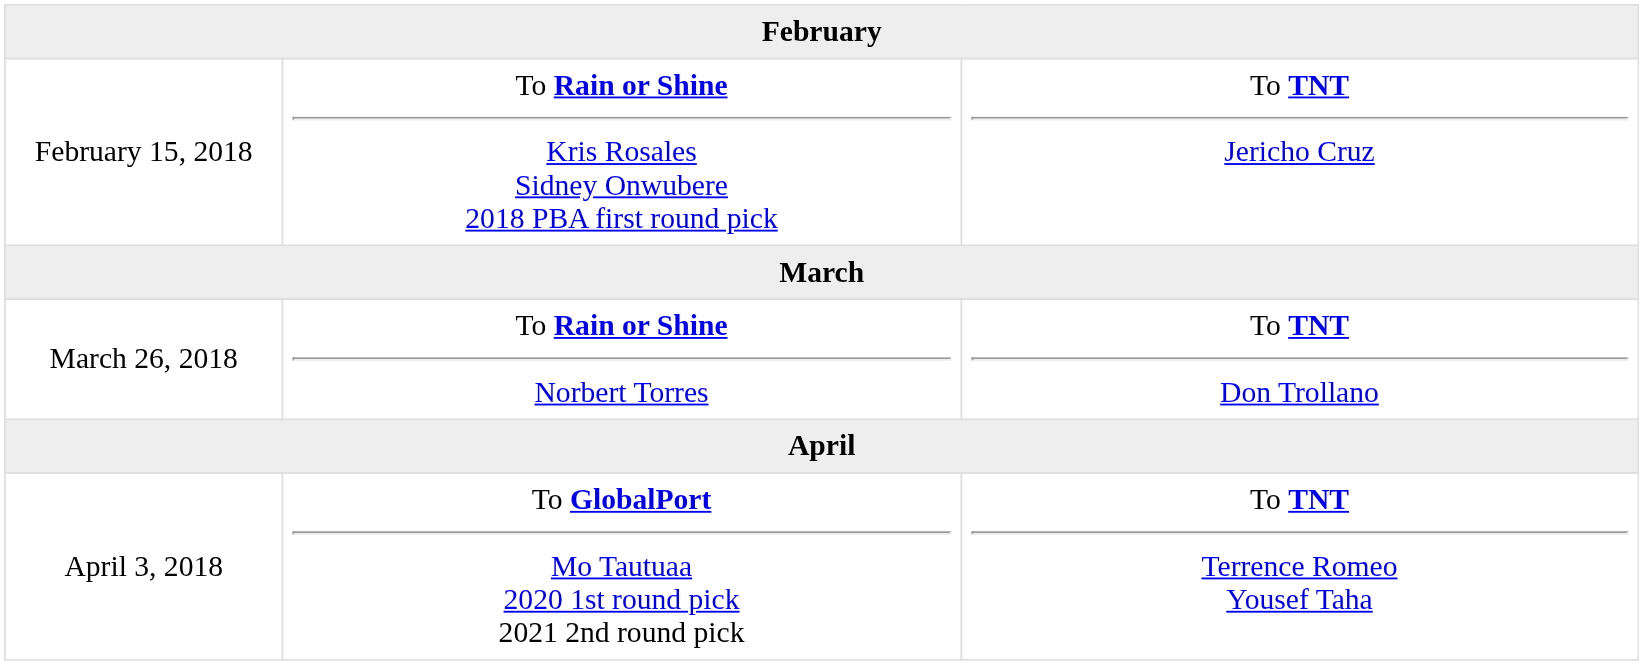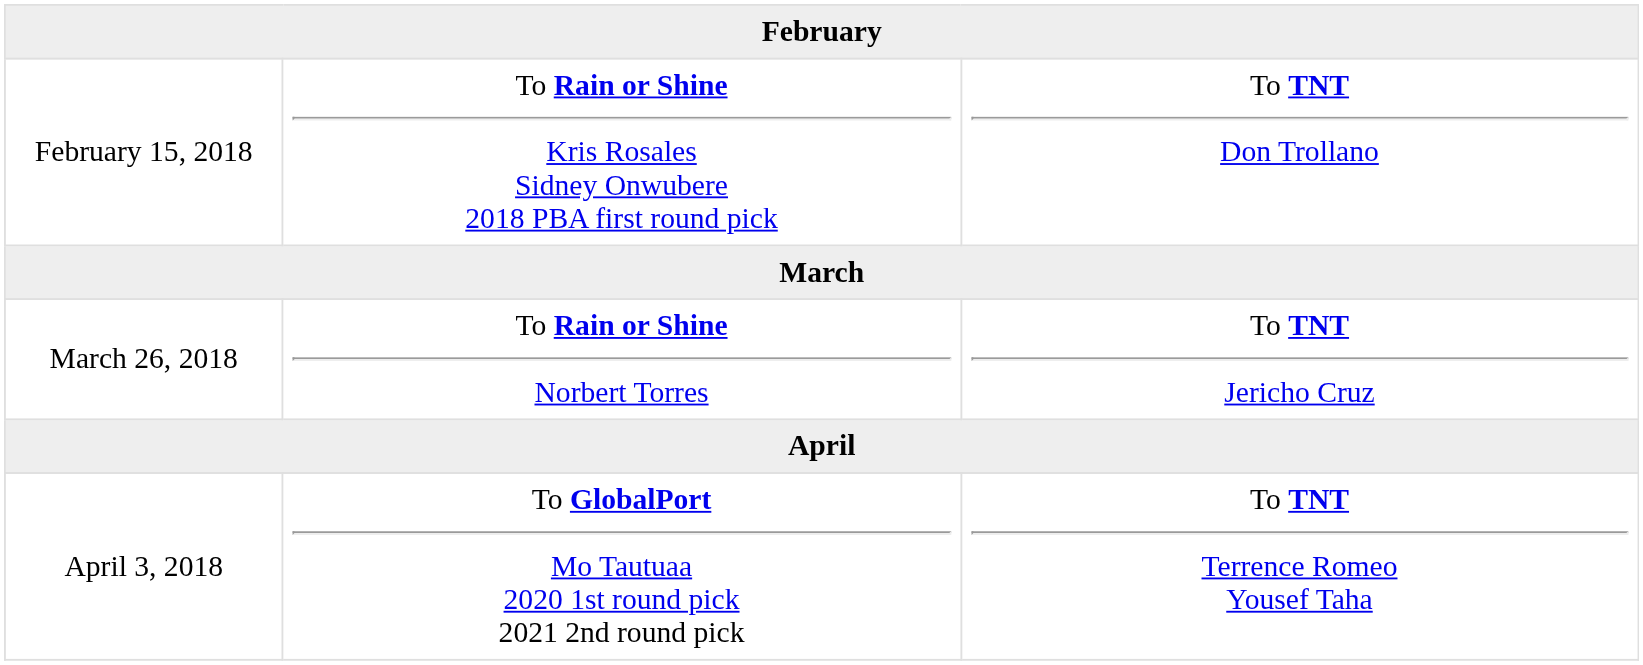(1299, 118) To TNT Jericho Cruz -> (1299, 118) To TNT Don Trollano
(1299, 358) To TNT Don Trollano -> (1299, 358) To TNT Jericho Cruz
